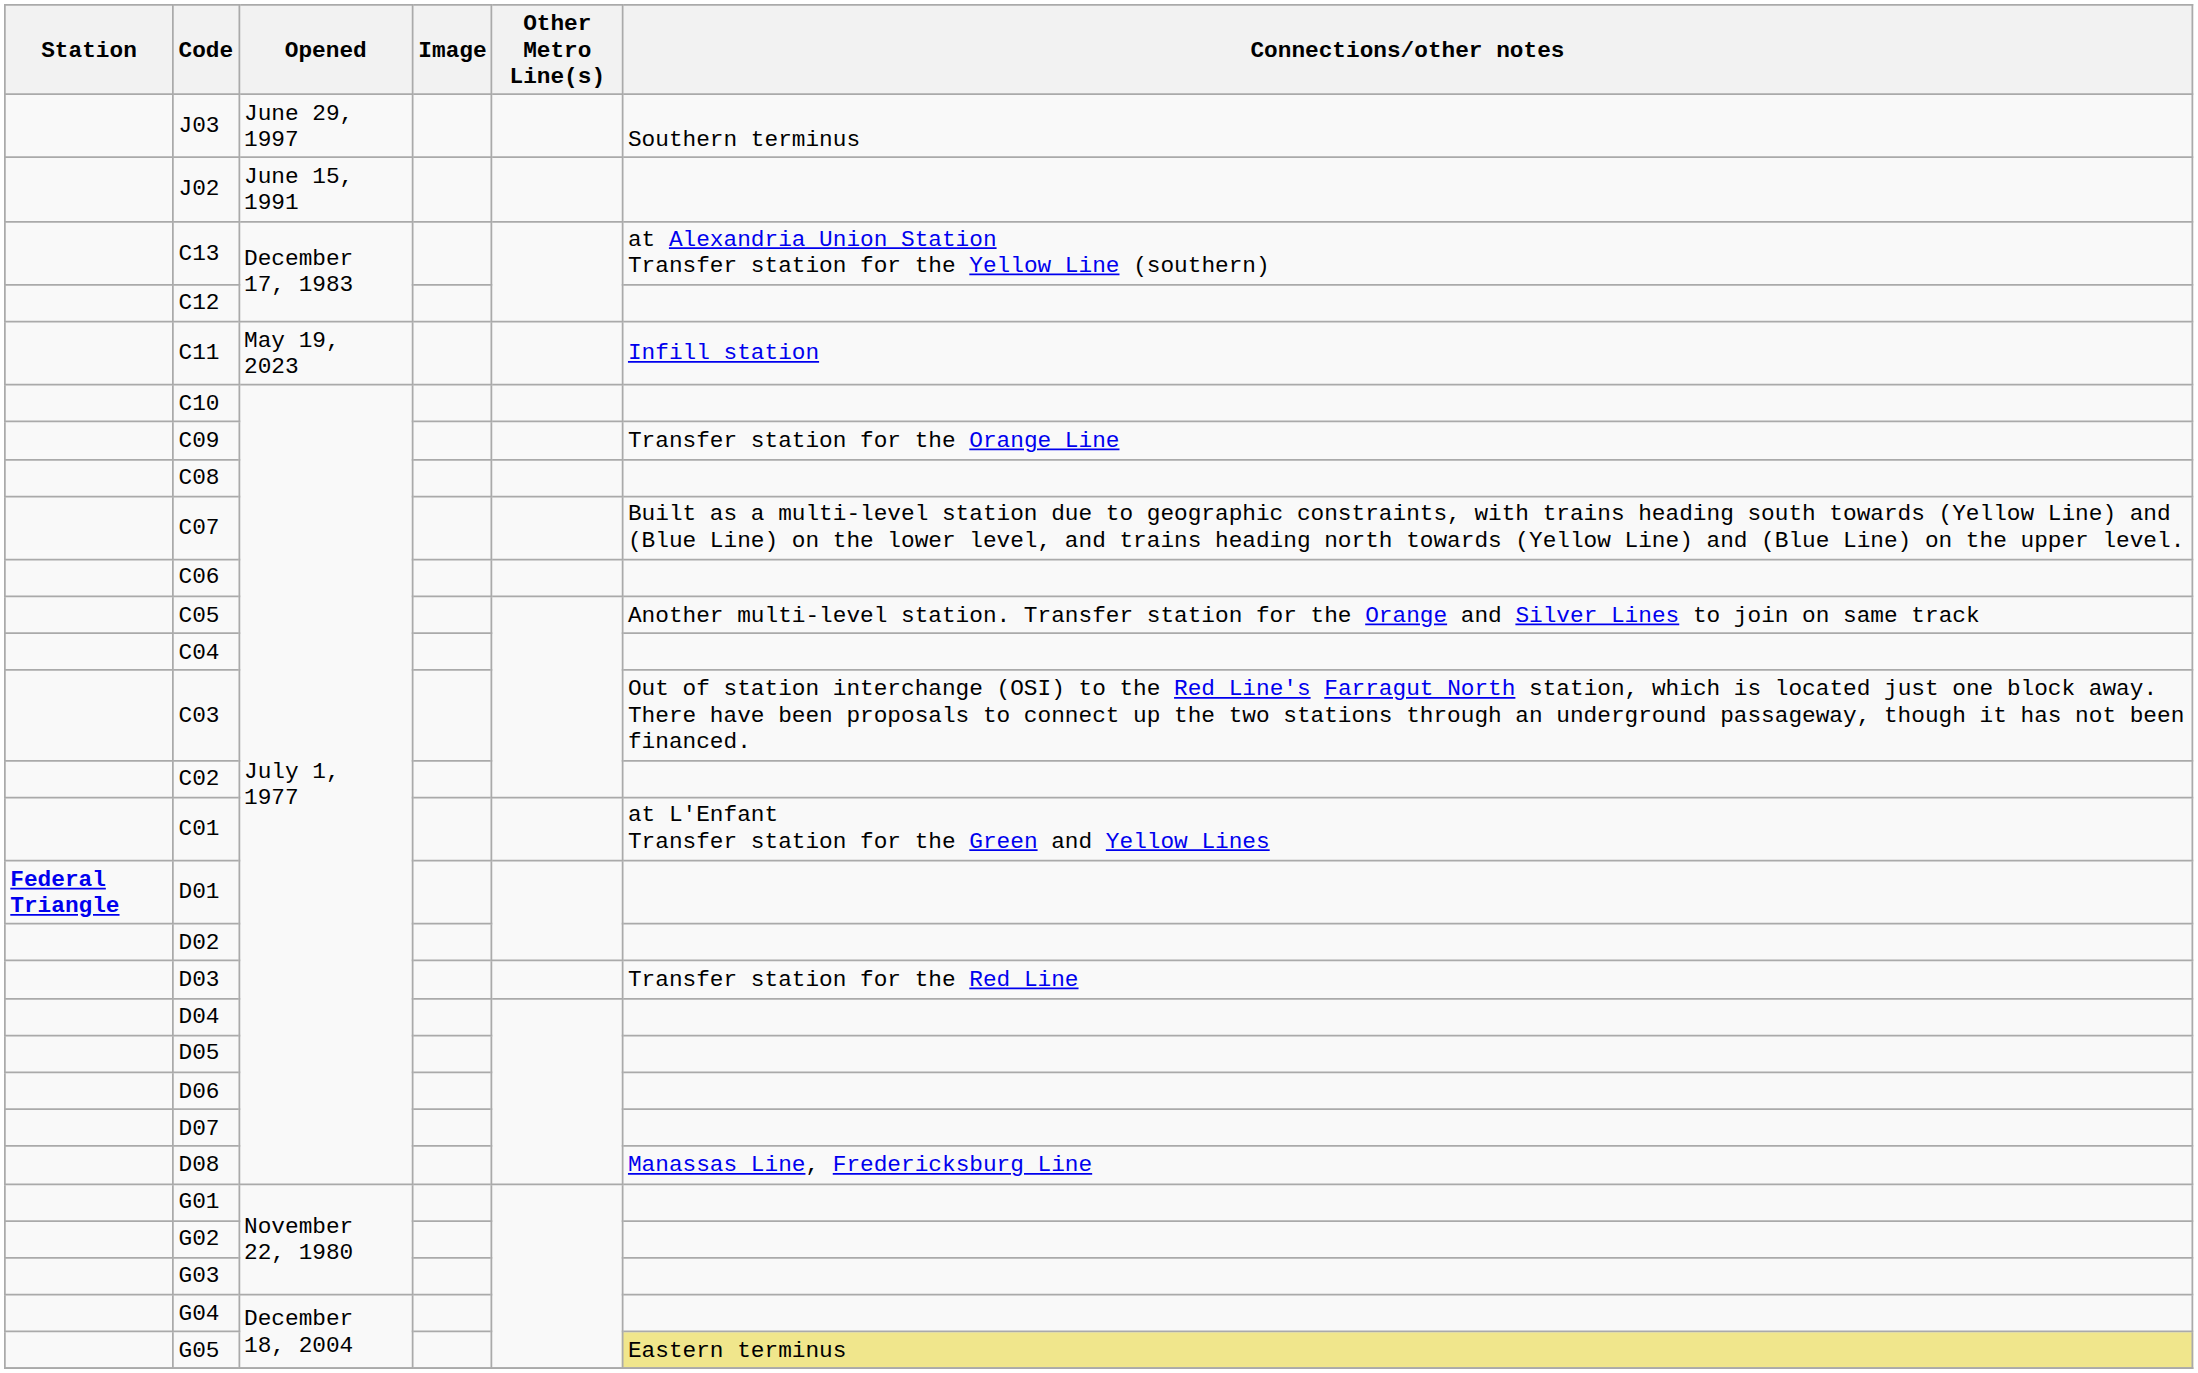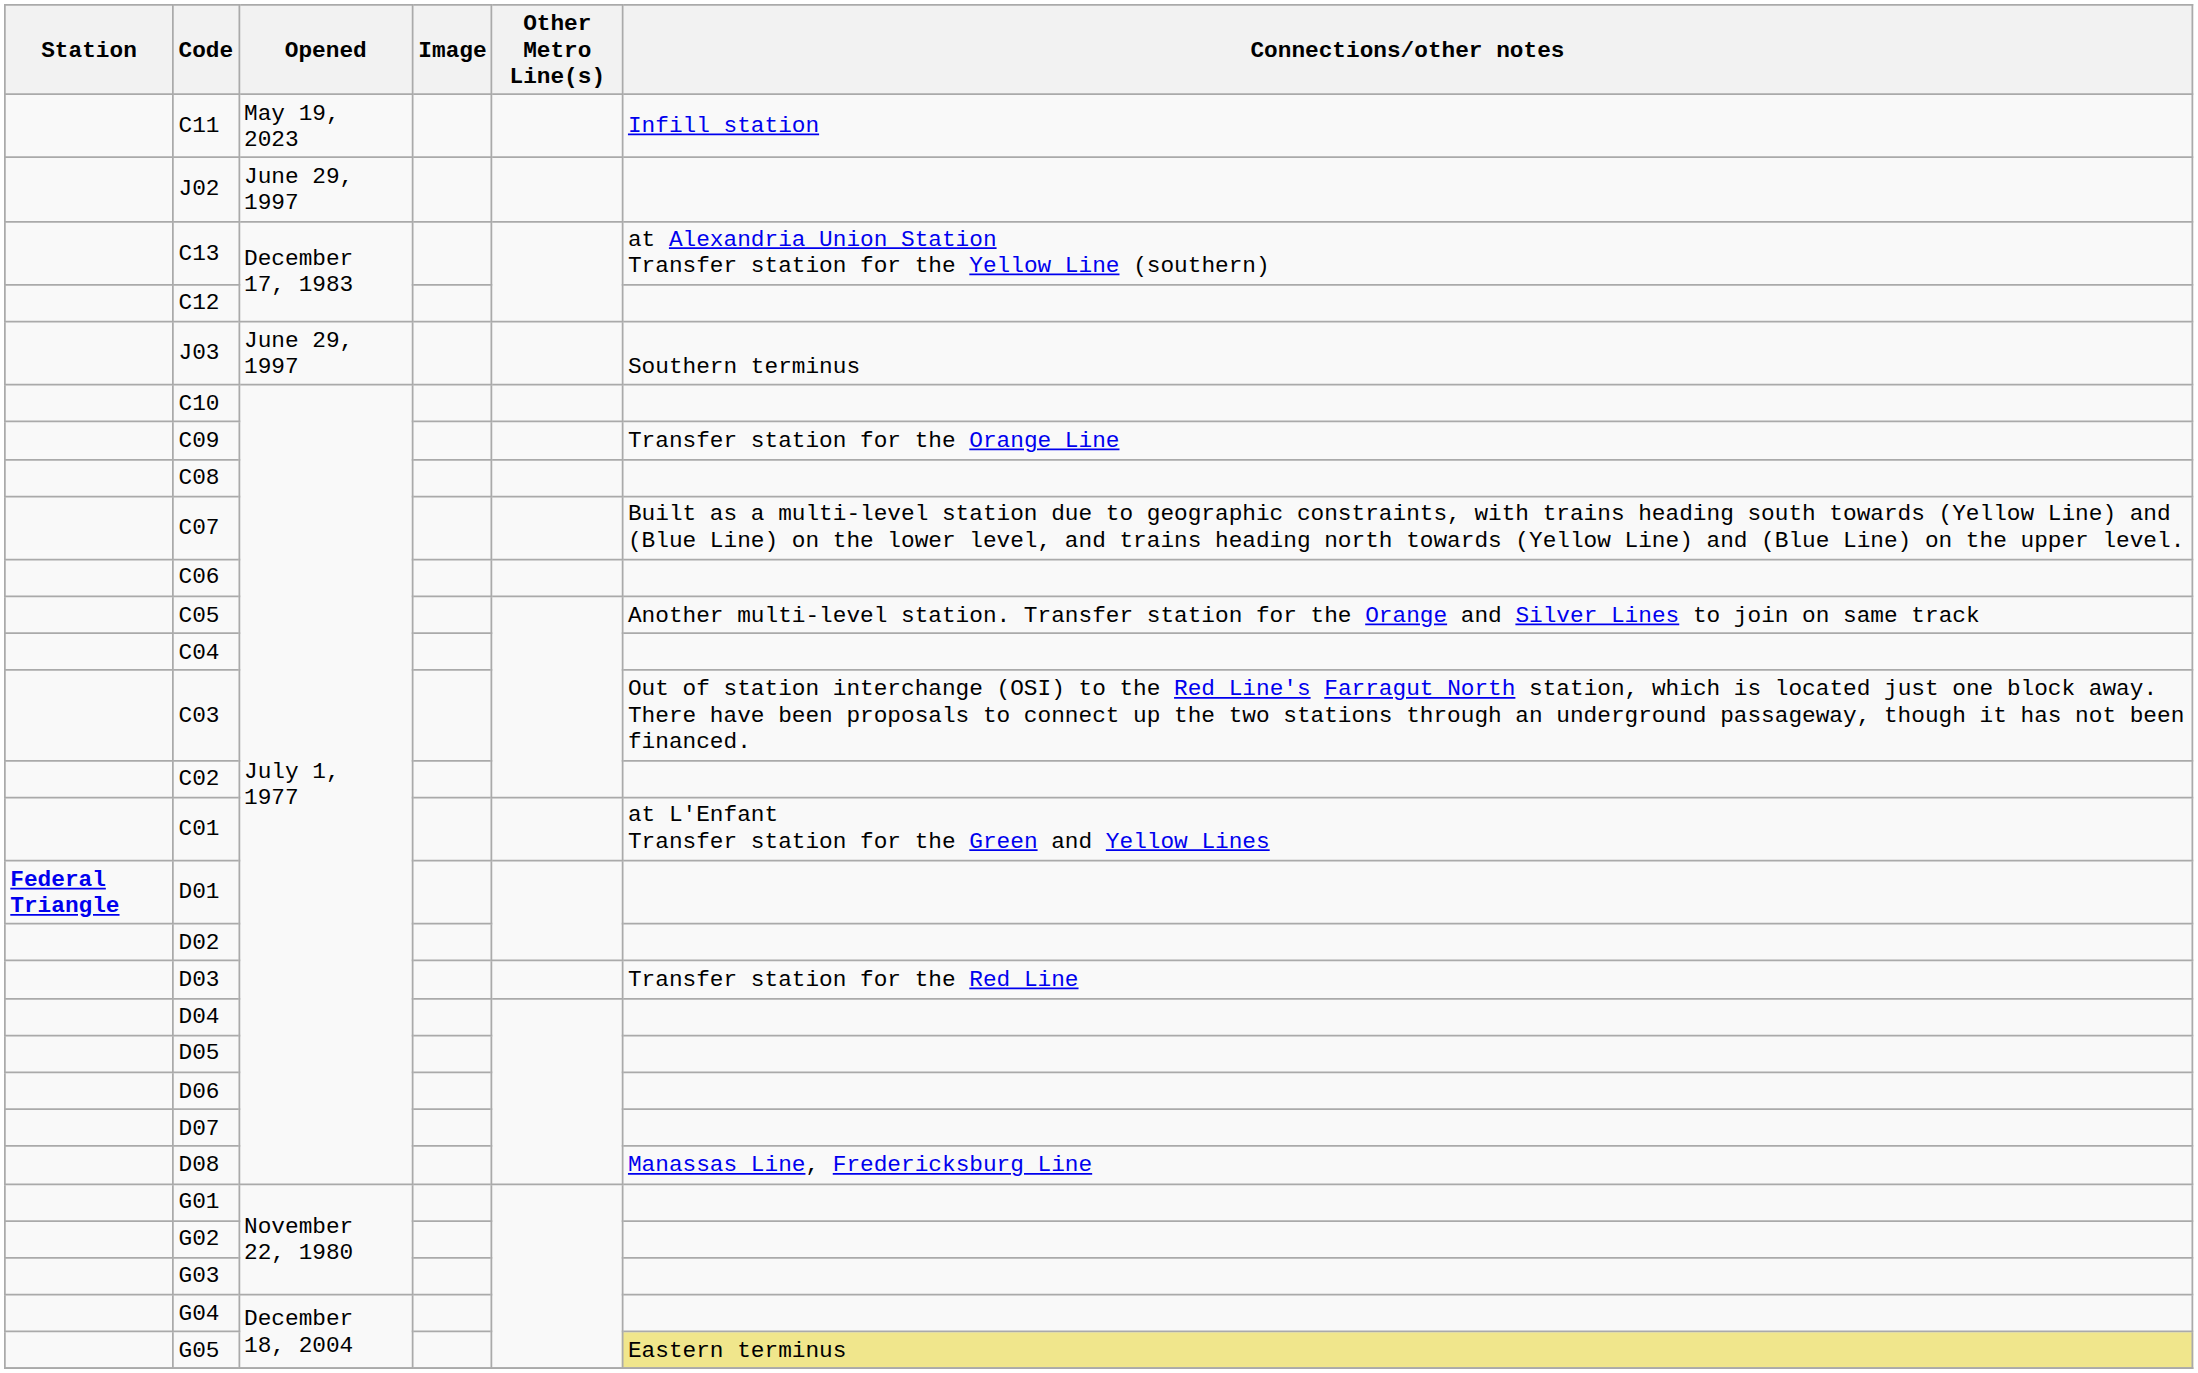rows swapped: (199, 126) <-> (199, 353)
(299, 189) June 15, 1991 -> (299, 189) June 29, 1997
